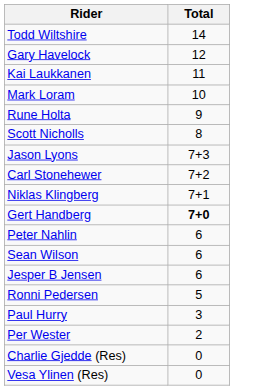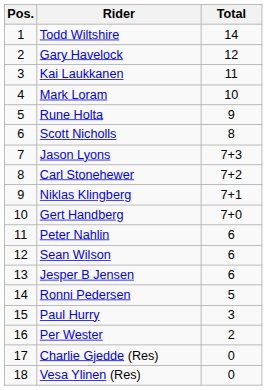+ column: (21, 14)
(199, 214) bold -> (231, 214) normal
